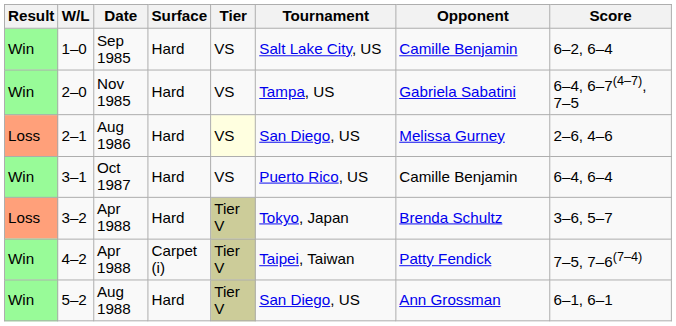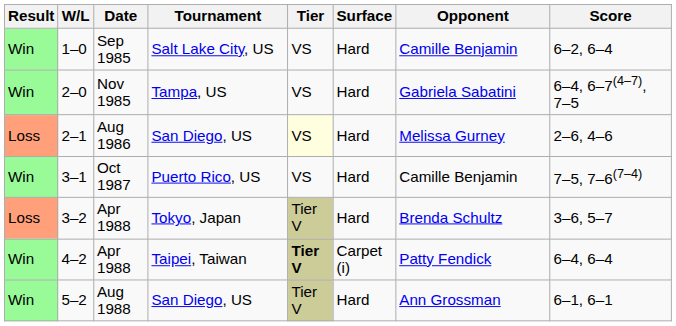columns swapped: (326, 16) <-> (179, 16)
(583, 176) 6–4, 6–4 -> (598, 176) 7–5, 7–6(7–4)
(227, 259) normal -> (305, 259) bold
(598, 259) 7–5, 7–6(7–4) -> (583, 259) 6–4, 6–4
